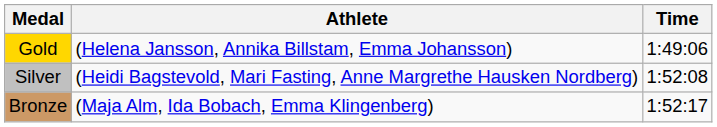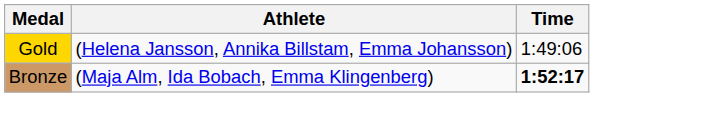- row: (38, 77)
(677, 106) normal -> (553, 77) bold
